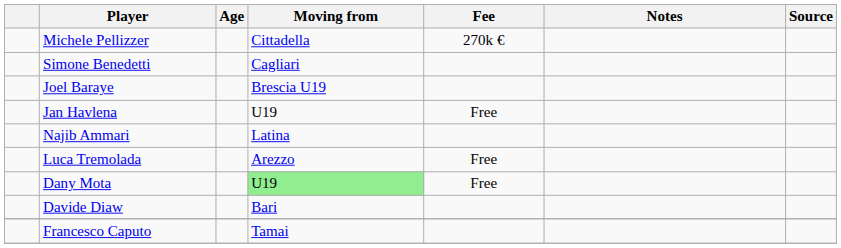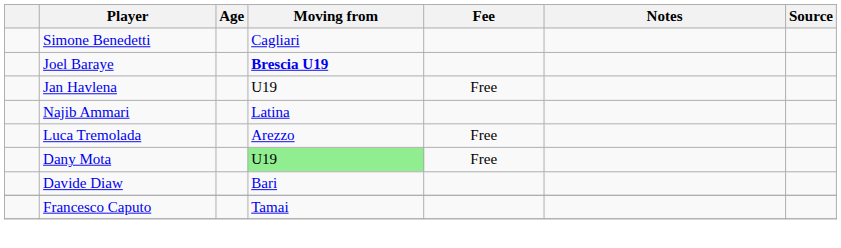- row: (96, 40)
(289, 87) normal -> (290, 64) bold
